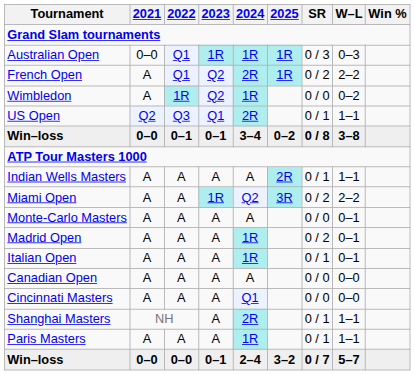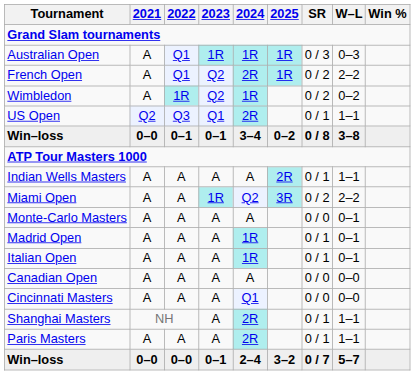(147, 55) 0–0 -> (147, 55) A
(317, 95) 0 / 0 -> (317, 95) 0 / 2
(317, 237) 0 / 2 -> (317, 237) 0 / 1
(250, 339) 1R -> (250, 339) 2R
